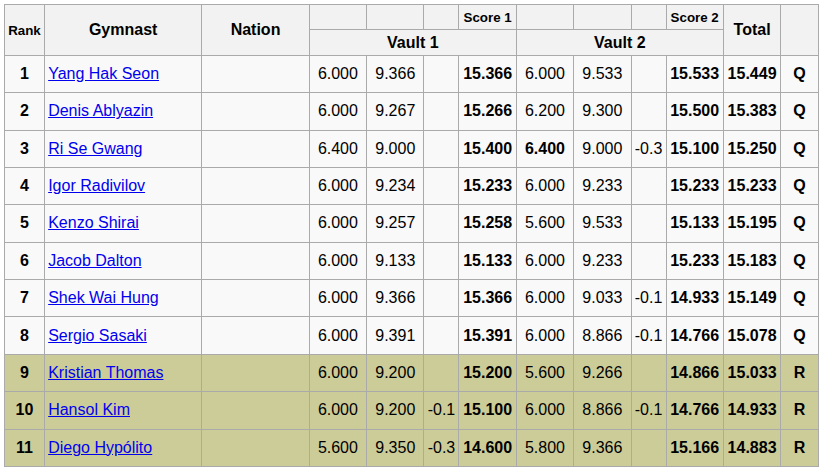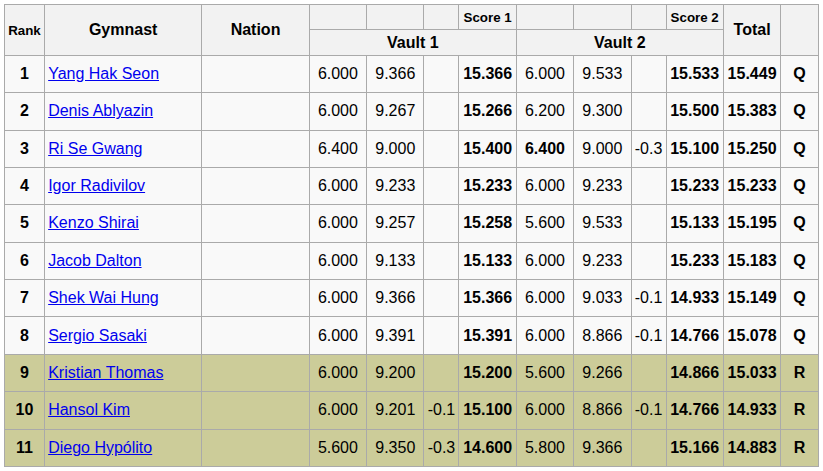(395, 186) 9.234 -> (395, 186) 9.233
(395, 410) 9.200 -> (395, 410) 9.201
